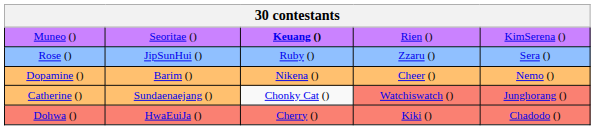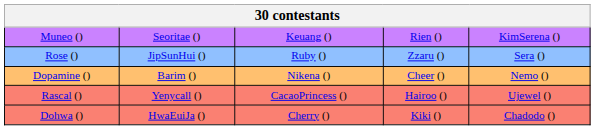(297, 36) bold -> (309, 36) normal
- row: (55, 95)
+ row: (62, 95)
